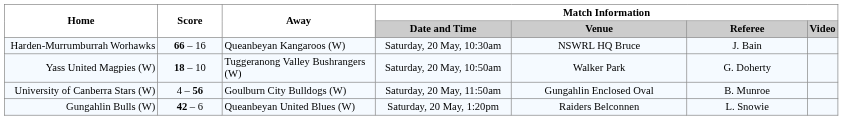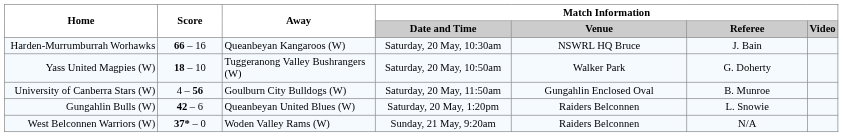+ row: (92, 123)
